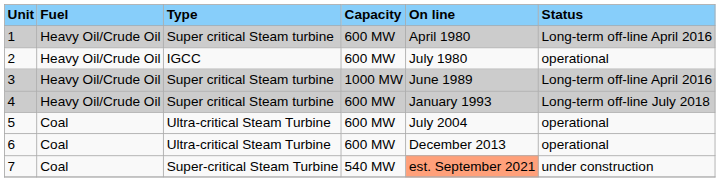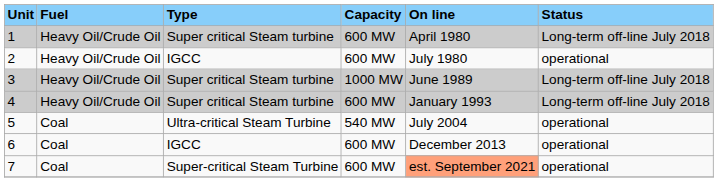(627, 36) Long-term off-line April 2016 -> (626, 36) Long-term off-line July 2018
(627, 79) Long-term off-line April 2016 -> (626, 79) Long-term off-line July 2018
(370, 123) 600 MW -> (370, 123) 540 MW
(249, 144) Ultra-critical Steam Turbine -> (184, 144) IGCC
(370, 166) 540 MW -> (370, 166) 600 MW
(598, 166) under construction -> (575, 166) operational
